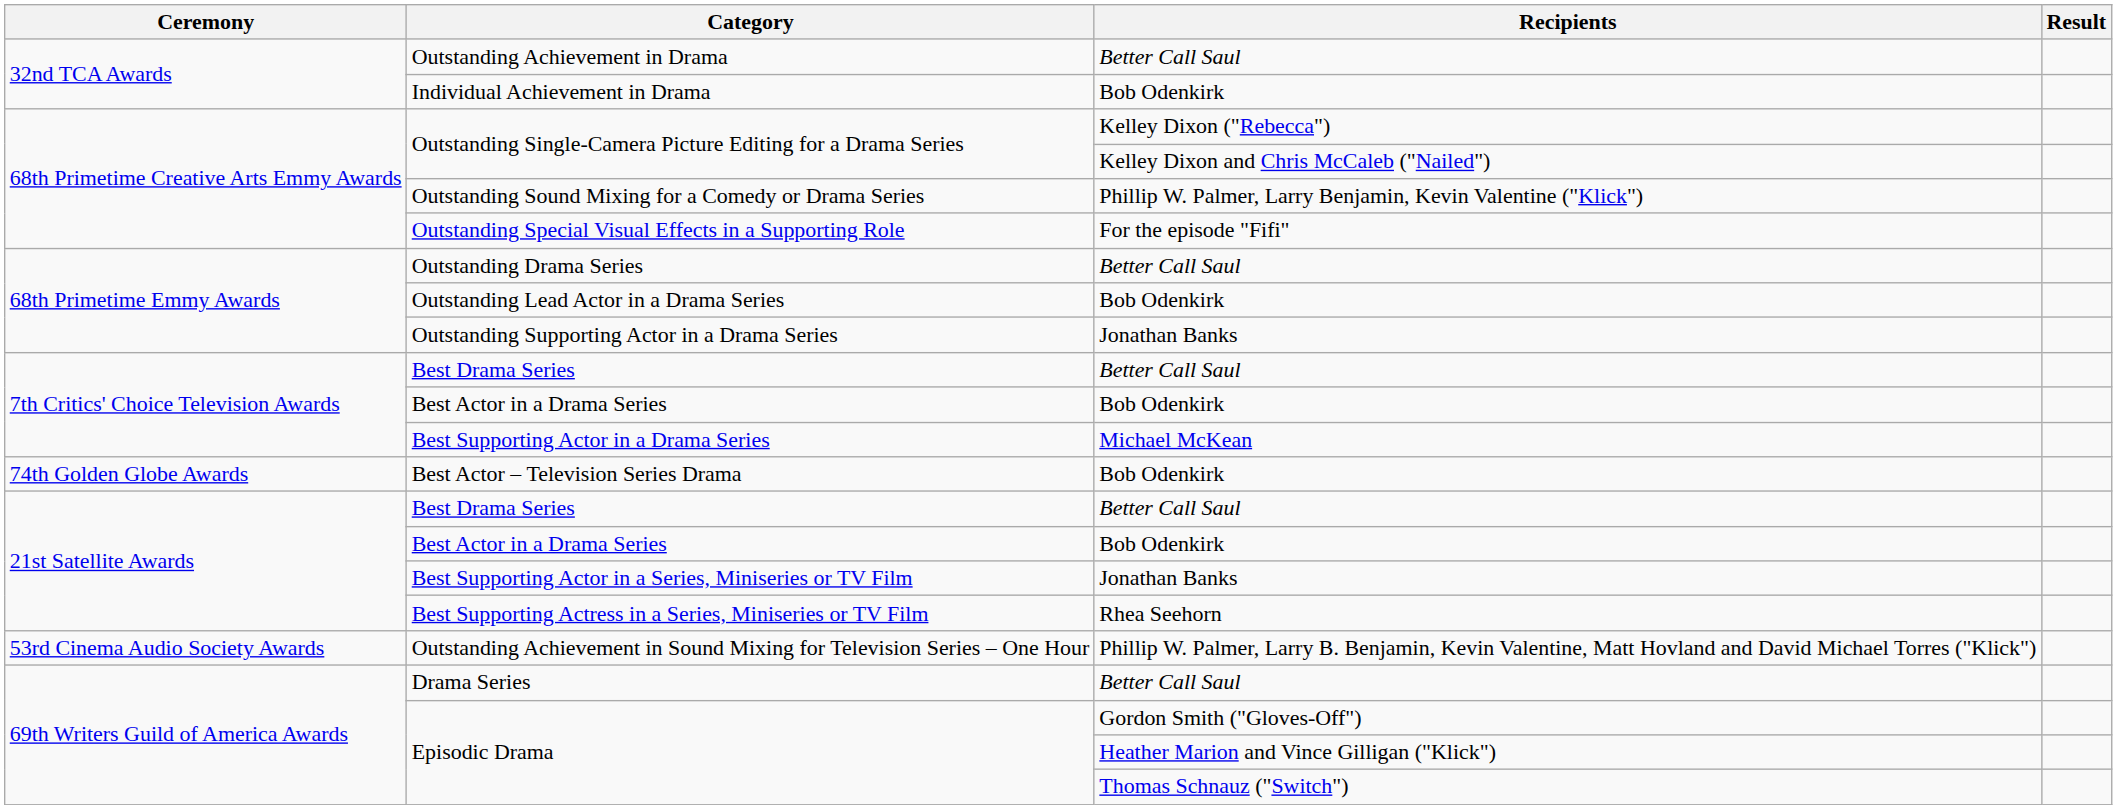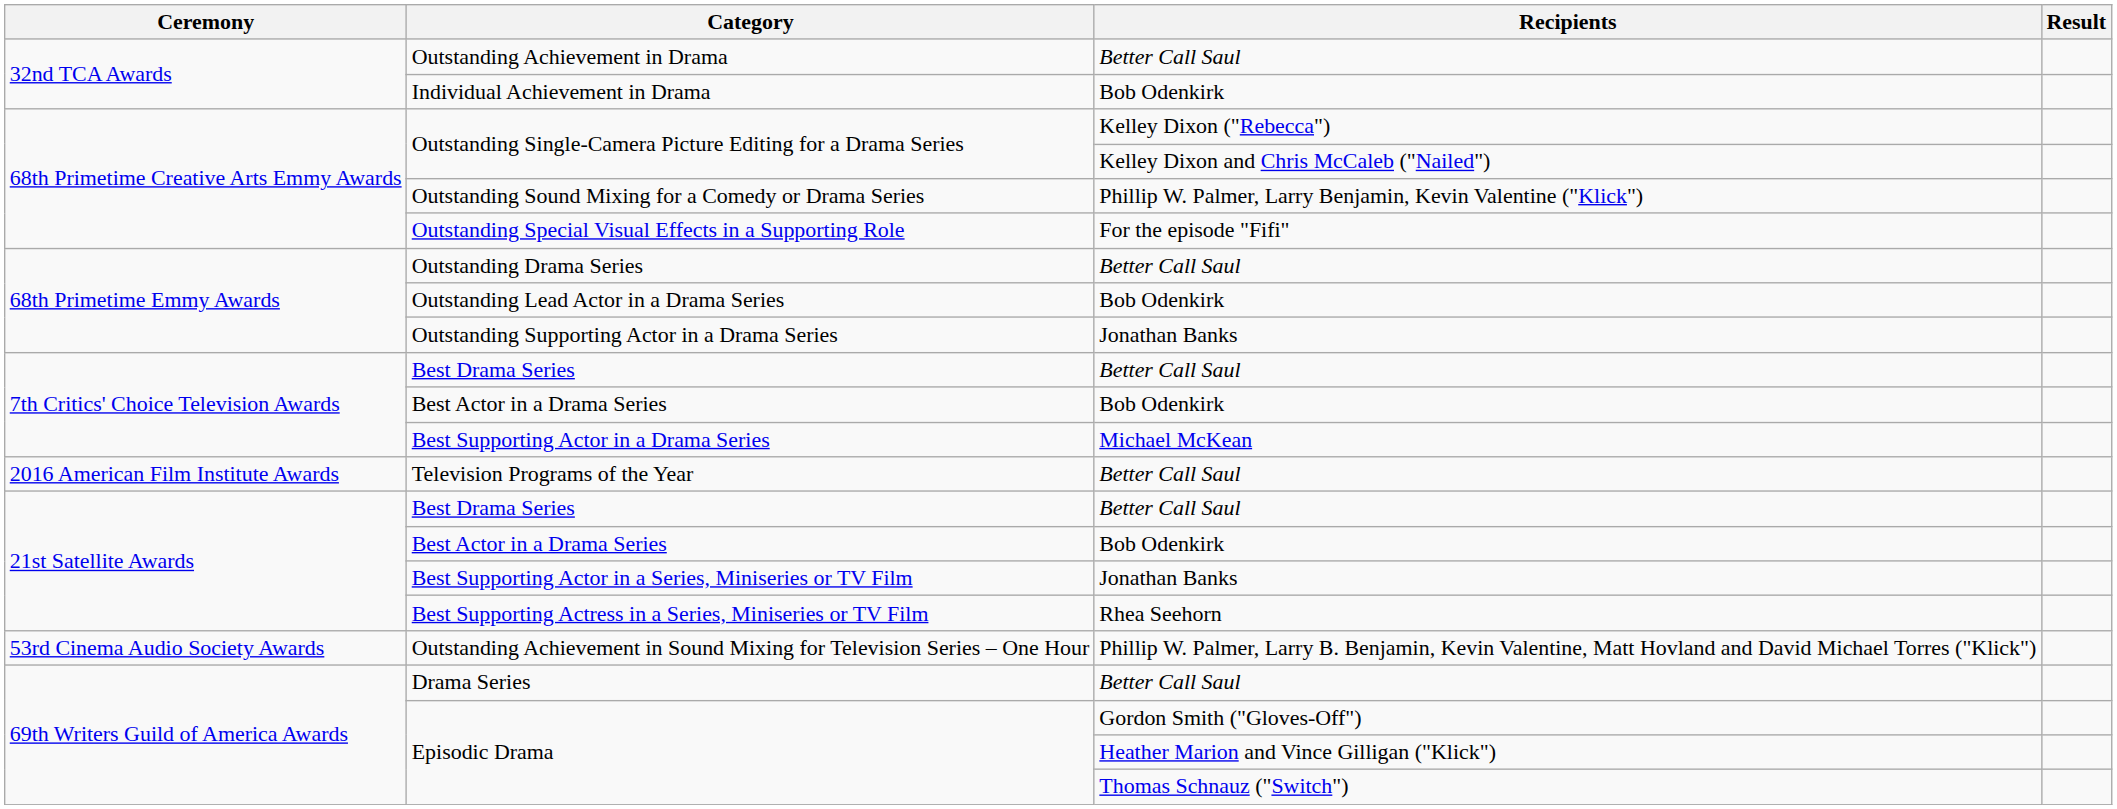+ row: (553, 473)
- row: (577, 473)
